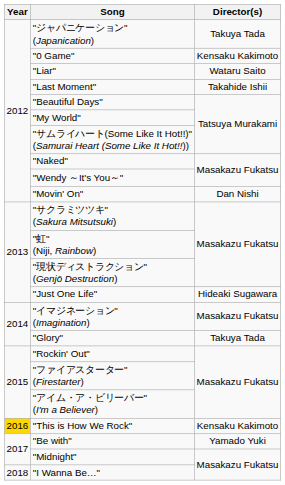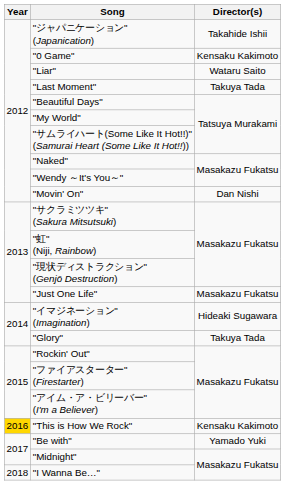(238, 34) Takuya Tada -> (238, 34) Takahide Ishii
(238, 86) Takahide Ishii -> (238, 86) Takuya Tada
(238, 294) Hideaki Sugawara -> (238, 294) Masakazu Fukatsu
(238, 316) Masakazu Fukatsu -> (238, 316) Hideaki Sugawara
